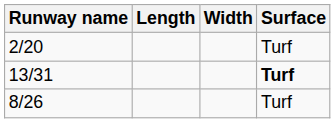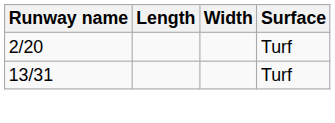(278, 74) bold -> (276, 74) normal
- row: (26, 103)
